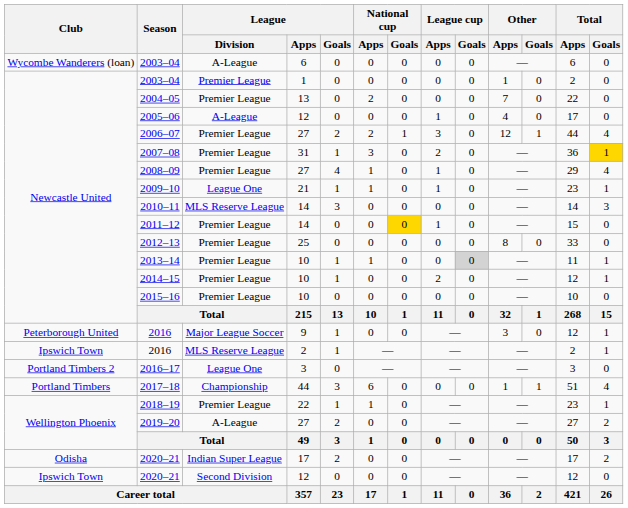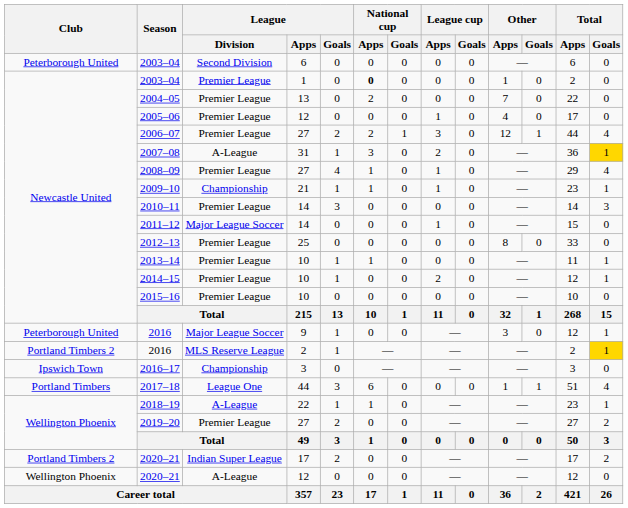(71, 62) Wycombe Wanderers (loan) -> (71, 62) Peterborough United
(235, 62) A-League -> (235, 62) Second Division
(371, 80) normal -> (371, 80) bold
(235, 116) A-League -> (235, 116) Premier League
(235, 152) Premier League -> (235, 152) A-League
(235, 188) League One -> (235, 188) Championship
(235, 206) MLS Reserve League -> (235, 206) Premier League
(235, 224) Premier League -> (235, 224) Major League Soccer
(404, 224) gold background -> (404, 224) no background
(472, 260) lightgrey background -> (472, 260) no background
(71, 350) Ipswich Town -> (71, 350) Portland Timbers 2
(606, 350) no background -> (606, 350) gold background
(71, 368) Portland Timbers 2 -> (71, 368) Ipswich Town
(235, 368) League One -> (235, 368) Championship
(235, 386) Championship -> (235, 386) League One
(235, 404) Premier League -> (235, 404) A-League
(235, 422) A-League -> (235, 422) Premier League
(71, 458) Odisha -> (71, 458) Portland Timbers 2
(71, 476) Ipswich Town -> (71, 476) Wellington Phoenix
(235, 476) Second Division -> (235, 476) A-League
